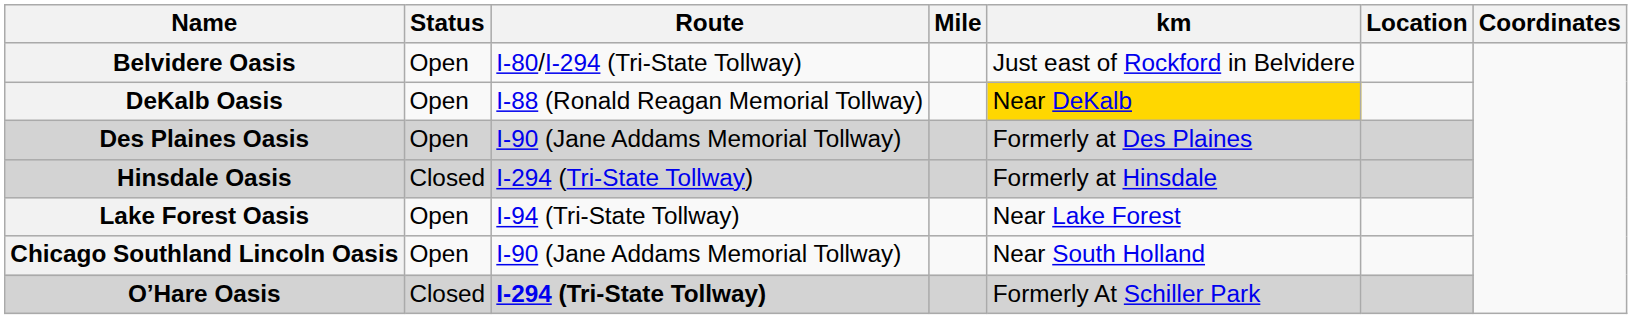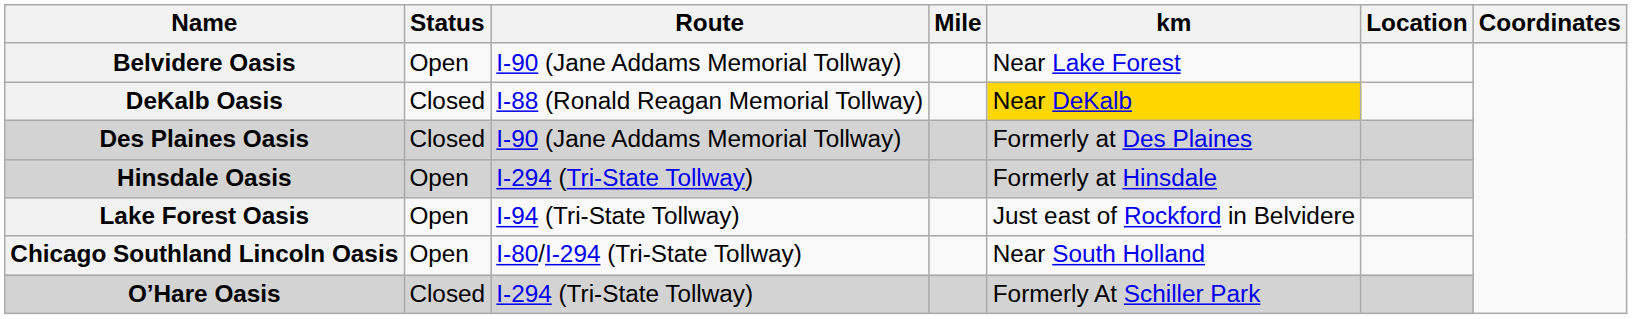(649, 62) I-80/I-294 (Tri-State Tollway) -> (699, 62) I-90 (Jane Addams Memorial Tollway)
(1174, 62) Just east of Rockford in Belvidere -> (1087, 62) Near Lake Forest
(439, 100) Open -> (447, 100) Closed
(439, 139) Open -> (447, 139) Closed
(447, 178) Closed -> (439, 178) Open
(1087, 216) Near Lake Forest -> (1174, 216) Just east of Rockford in Belvidere
(699, 255) I-90 (Jane Addams Memorial Tollway) -> (649, 255) I-80/I-294 (Tri-State Tollway)
(631, 293) bold -> (625, 293) normal
